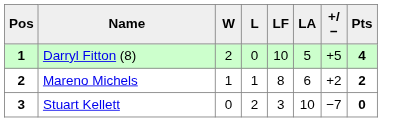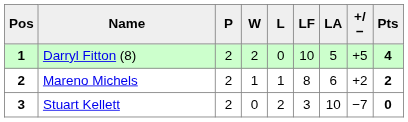+ column: (229, 24)
